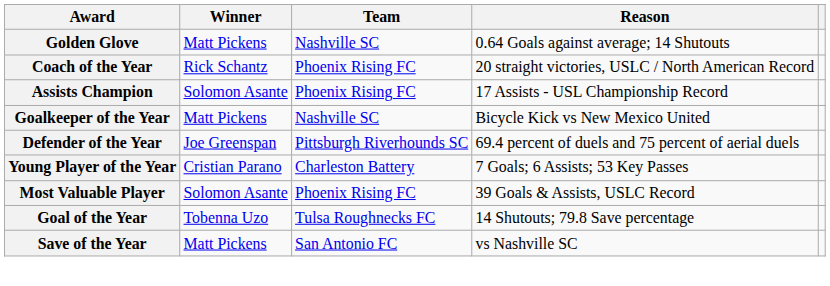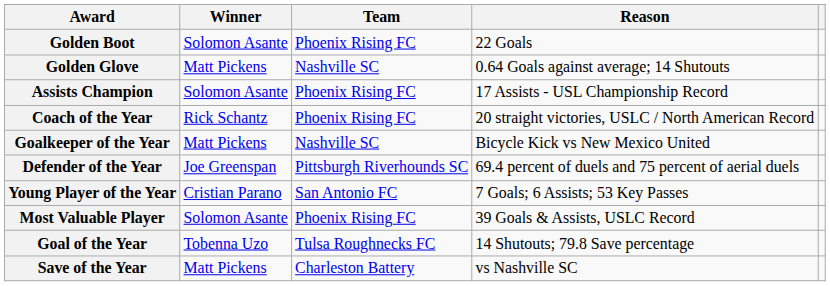+ row: (92, 42)
rows swapped: (92, 92) <-> (92, 67)
(355, 167) Charleston Battery -> (346, 192) San Antonio FC
(346, 243) San Antonio FC -> (355, 268) Charleston Battery
